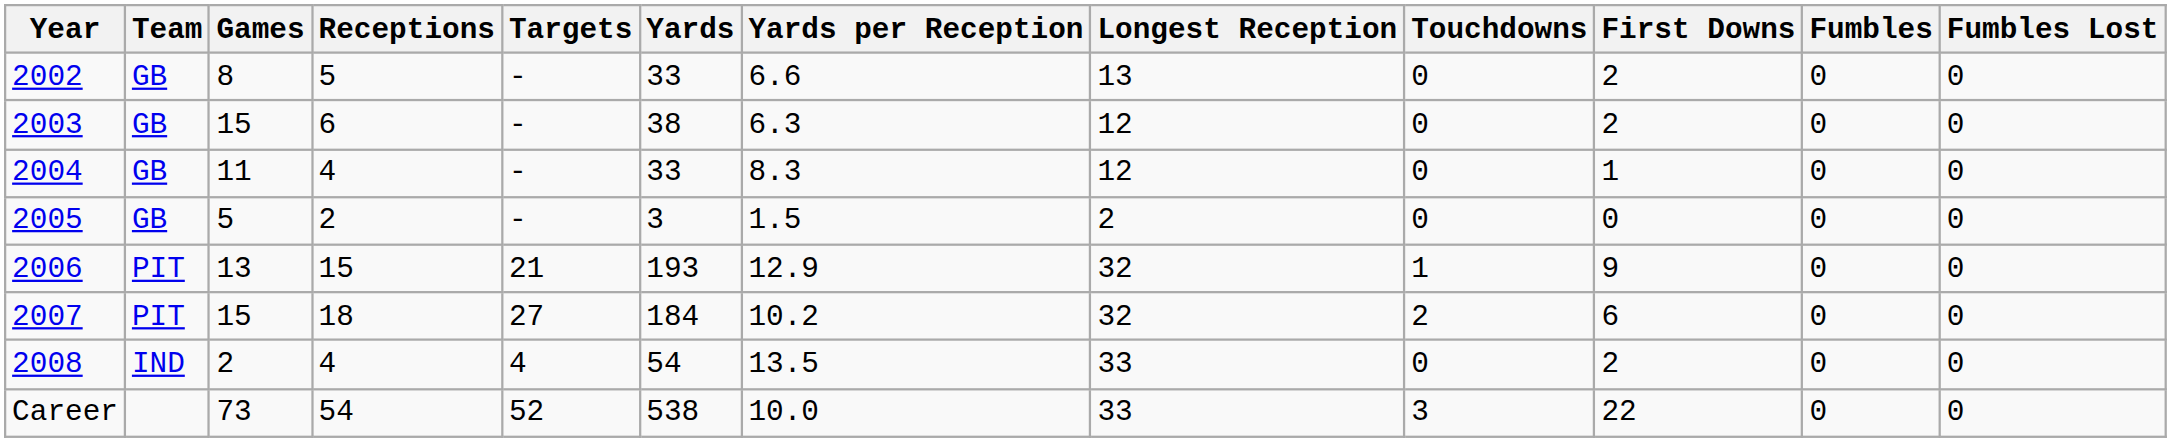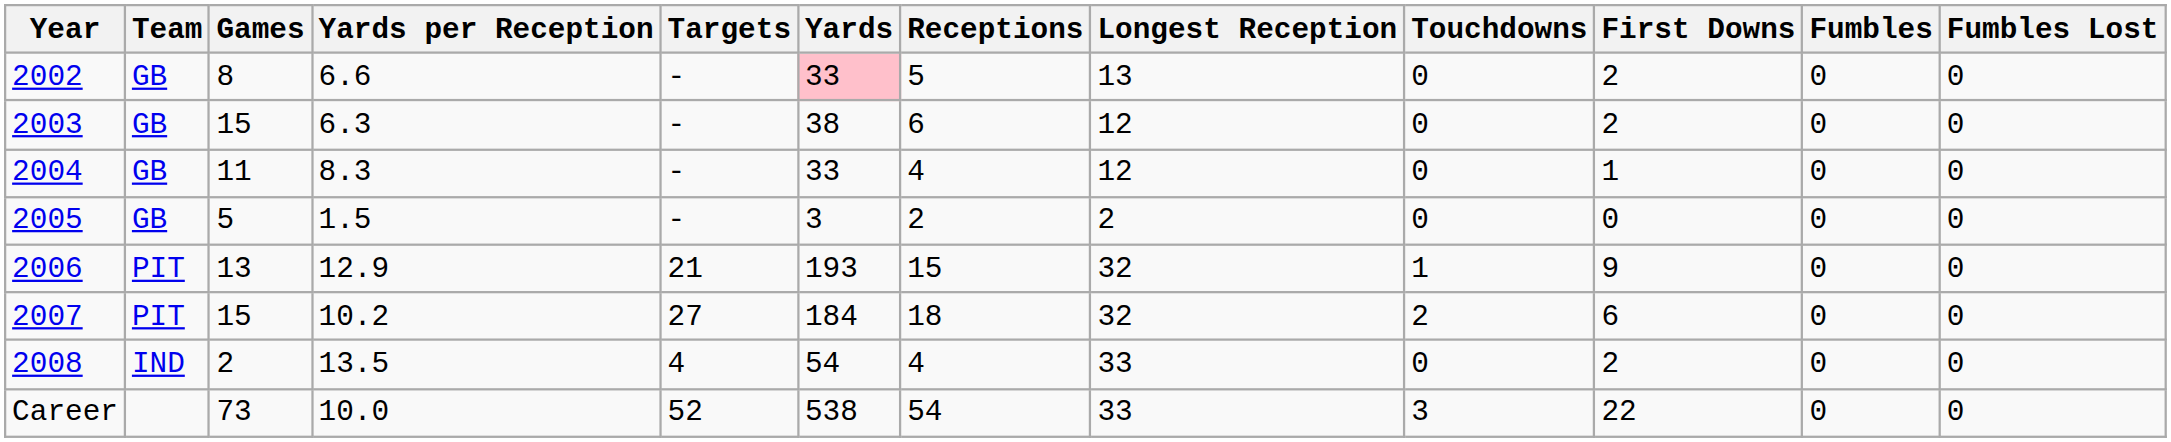columns swapped: (407, 29) <-> (916, 29)
(664, 77) no background -> (823, 77) pink background
